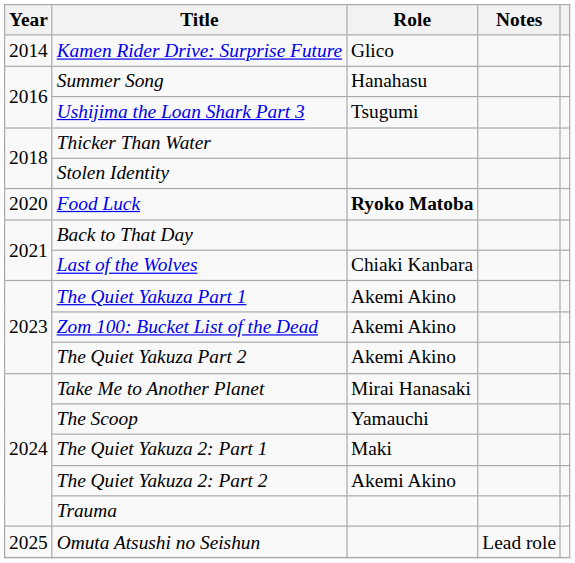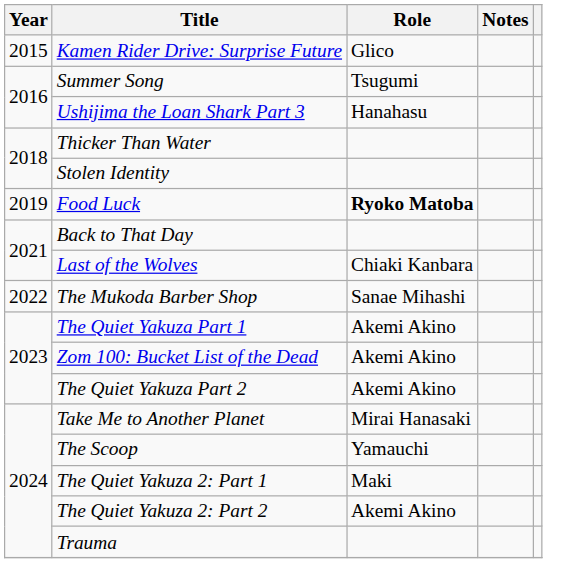(28, 50) 2014 -> (28, 50) 2015
(389, 81) Hanahasu -> (385, 81) Tsugumi
(385, 111) Tsugumi -> (389, 111) Hanahasu
(28, 204) 2020 -> (28, 204) 2019
+ row: (157, 296)
- row: (158, 541)
